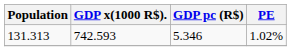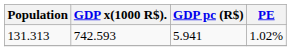(188, 35) 5.346 -> (188, 35) 5.941
